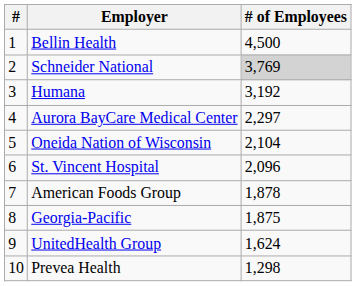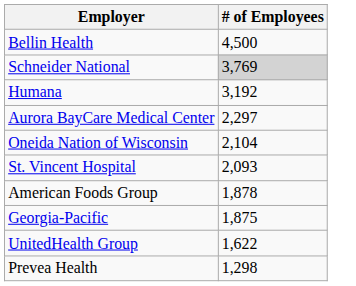- column: (16, 17)
(263, 167) 2,096 -> (240, 167) 2,093
(263, 243) 1,624 -> (240, 243) 1,622
